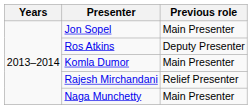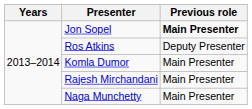(198, 29) normal -> (201, 29) bold
(201, 79) Relief Presenter -> (198, 79) Main Presenter
